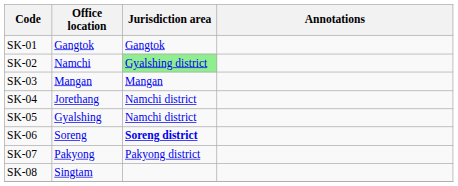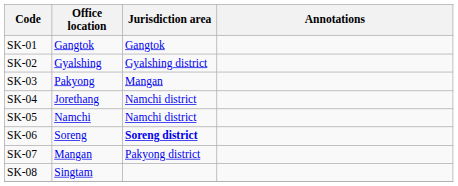(72, 63) Namchi -> (78, 63) Gyalshing
(166, 63) lightgreen background -> (166, 63) no background
(73, 81) Mangan -> (74, 81) Pakyong
(78, 117) Gyalshing -> (72, 117) Namchi
(74, 154) Pakyong -> (73, 154) Mangan
